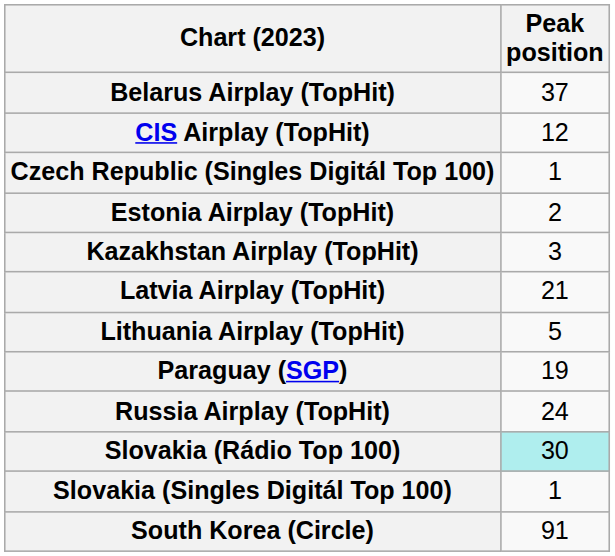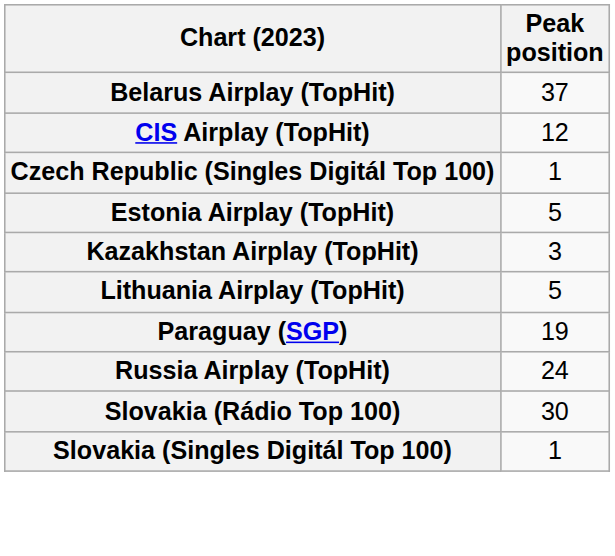(555, 212) 2 -> (555, 212) 5
- row: (253, 291)
(555, 451) paleturquoise background -> (555, 411) no background
- row: (253, 530)
